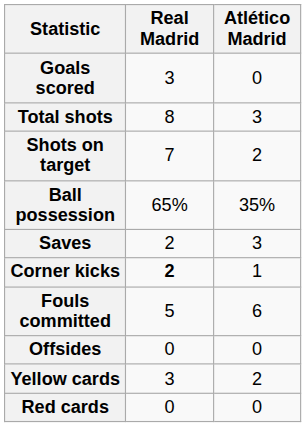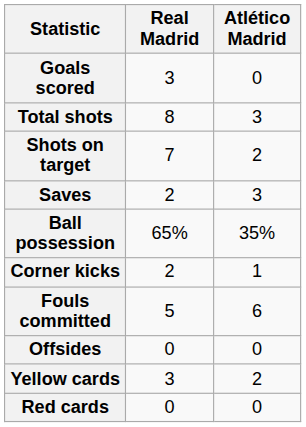rows swapped: (65, 243) <-> (65, 204)
(170, 272) bold -> (170, 272) normal
